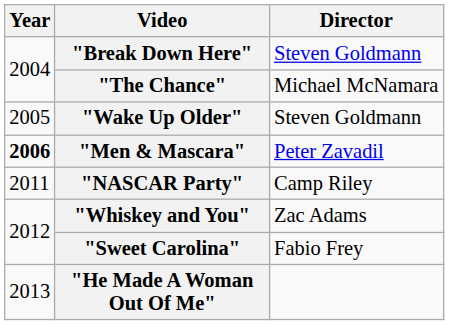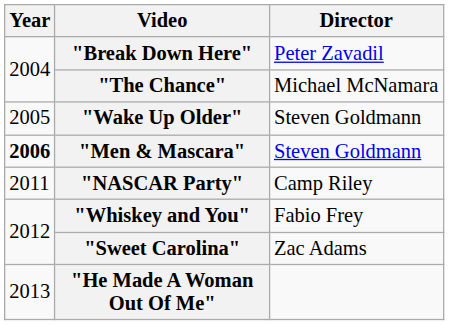(348, 53) Steven Goldmann -> (329, 53) Peter Zavadil
(329, 150) Peter Zavadil -> (348, 150) Steven Goldmann
(320, 215) Zac Adams -> (319, 215) Fabio Frey
(319, 248) Fabio Frey -> (320, 248) Zac Adams
